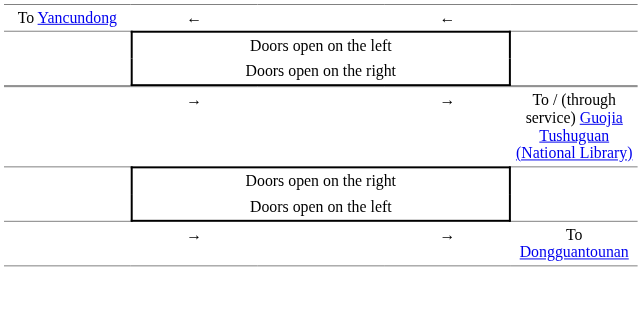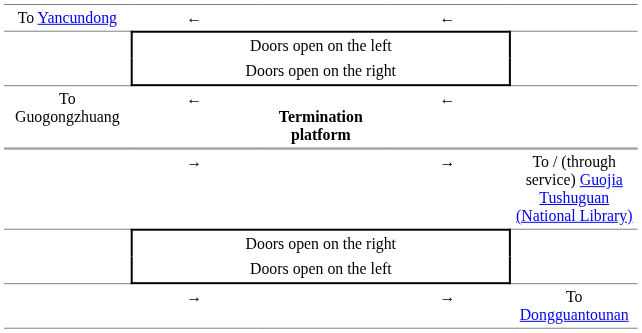+ row: (194, 99)
